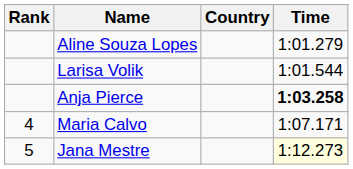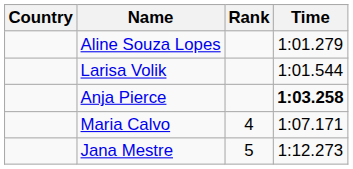columns swapped: (29, 17) <-> (237, 17)
(310, 151) lightyellow background -> (310, 151) no background
